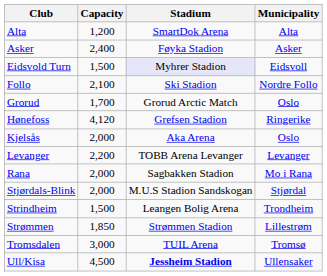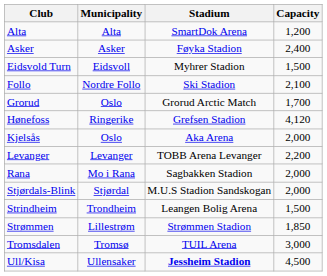columns swapped: (288, 13) <-> (102, 13)
(191, 66) lavender background -> (209, 66) no background
